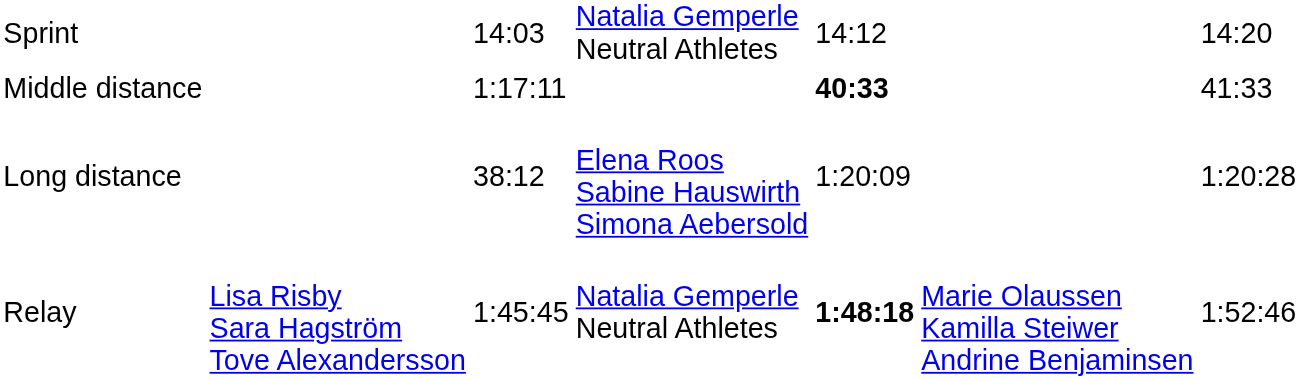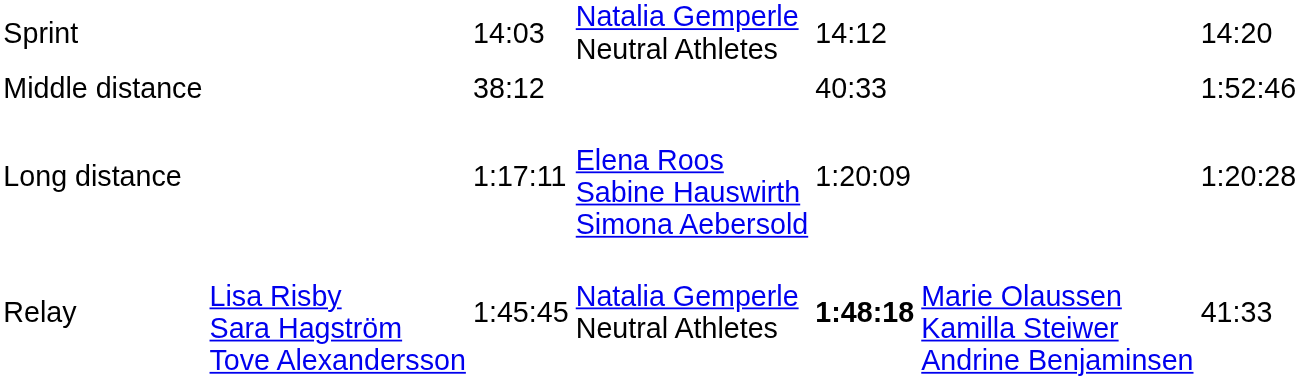(520, 88) 1:17:11 -> (509, 88) 38:12
(852, 88) bold -> (851, 88) normal
(1236, 88) 41:33 -> (1248, 88) 1:52:46
(509, 176) 38:12 -> (520, 176) 1:17:11
(1248, 312) 1:52:46 -> (1236, 312) 41:33
